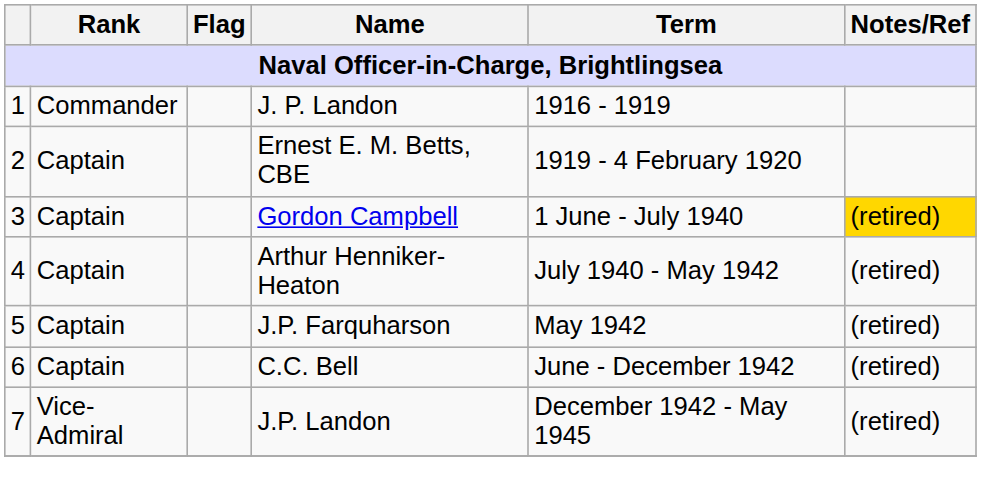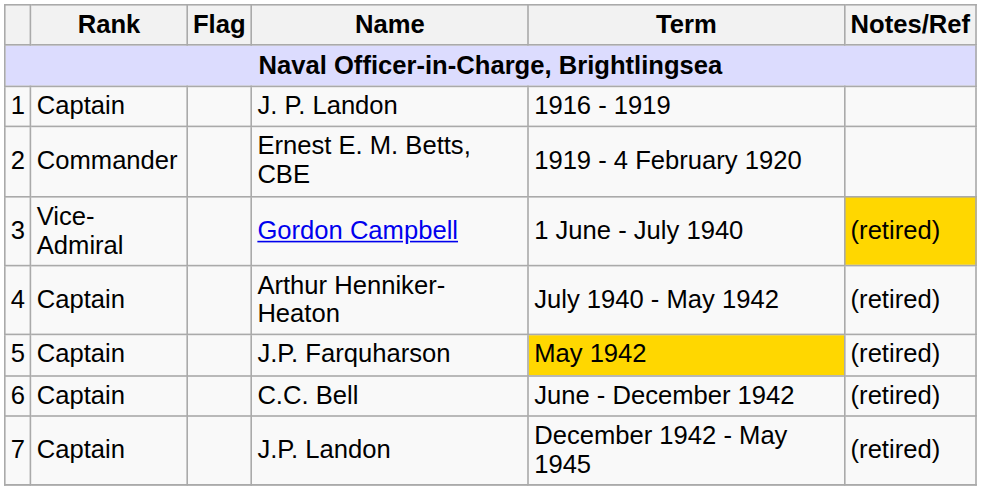(107, 106) Commander -> (81, 106) Captain
(81, 161) Captain -> (107, 161) Commander
(81, 216) Captain -> (80, 230) Vice-Admiral
(590, 326) no background -> (590, 354) gold background
(80, 421) Vice-Admiral -> (81, 450) Captain
